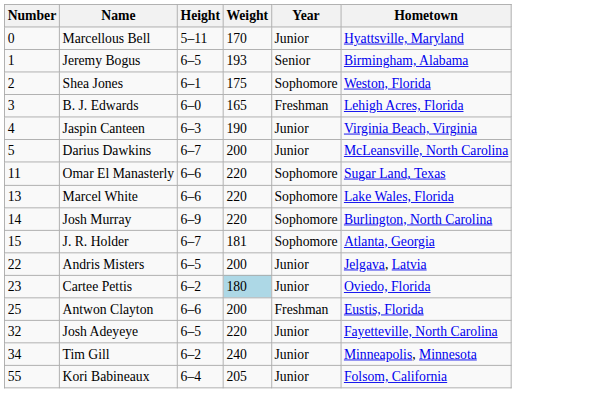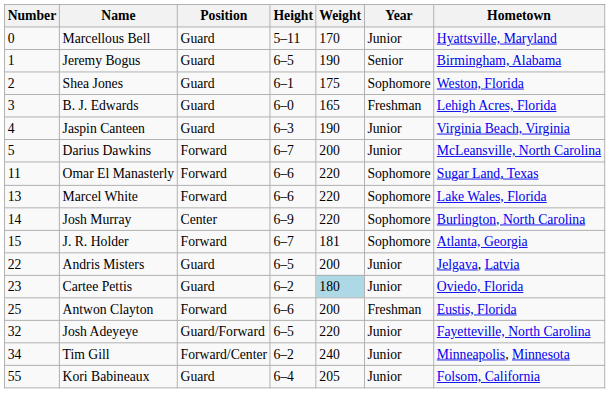+ column: (224, 15)
(237, 61) 193 -> (330, 61) 190
